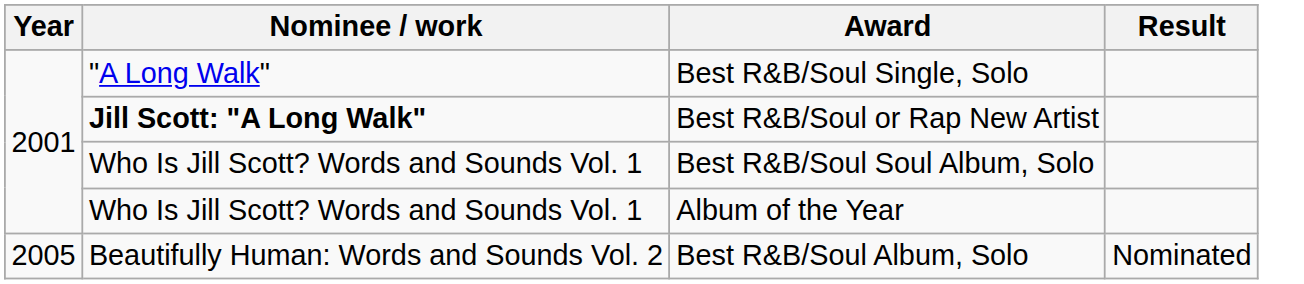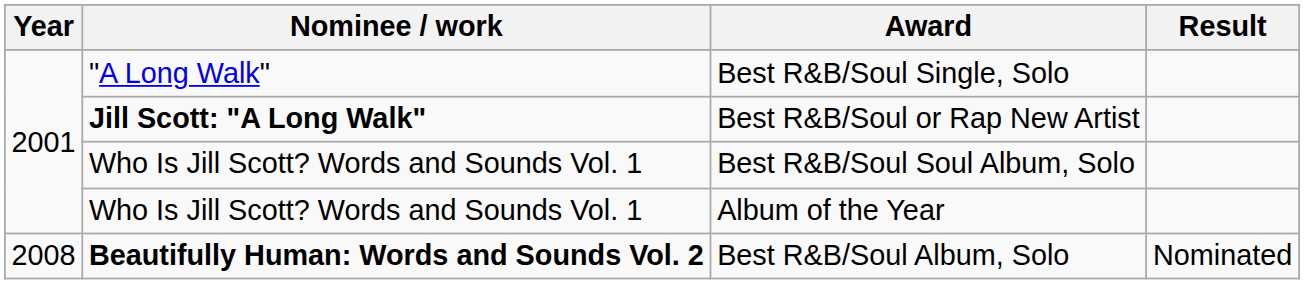(44, 255) 2005 -> (44, 255) 2008
(376, 255) normal -> (396, 255) bold
